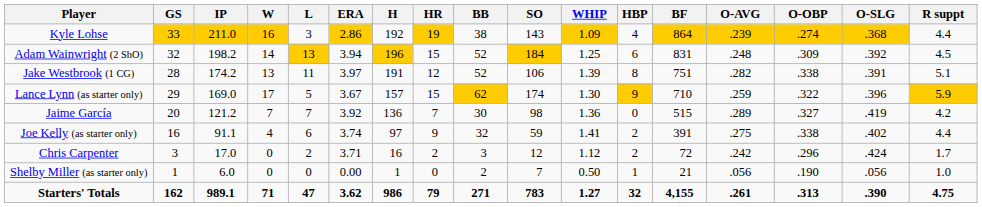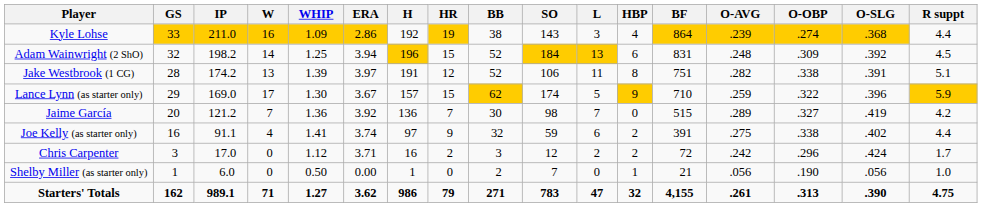columns swapped: (309, 14) <-> (589, 14)
